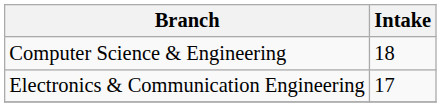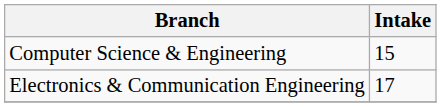(385, 53) 18 -> (385, 53) 15
